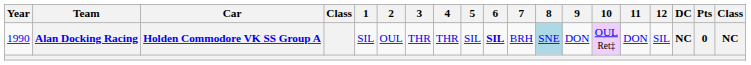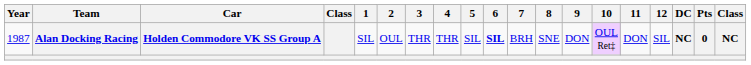(18, 38) 1990 -> (18, 38) 1987
(549, 38) lightblue background -> (549, 38) no background
